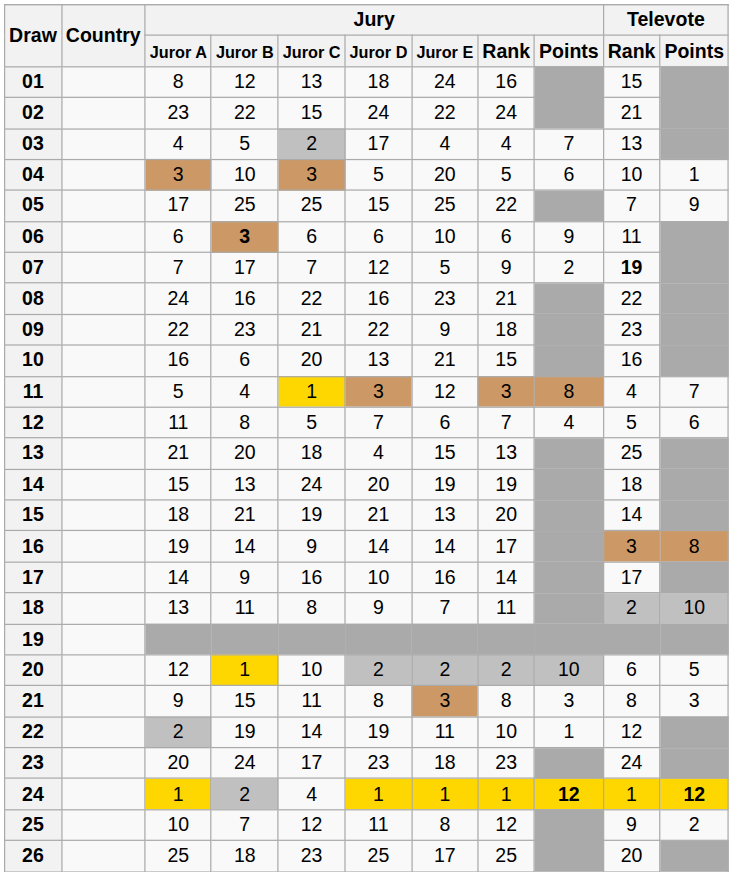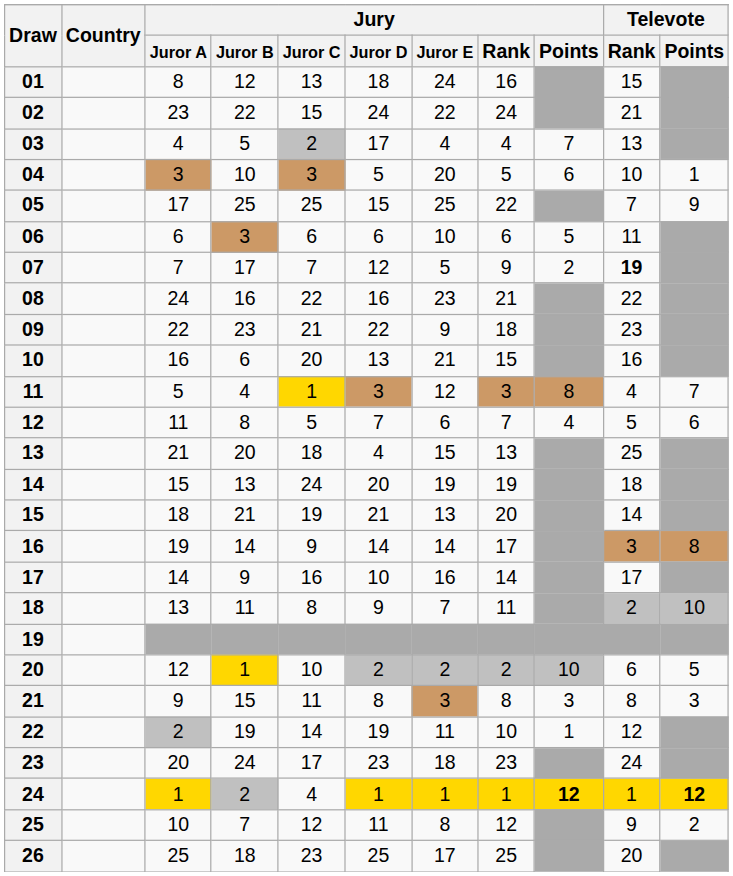(245, 236) bold -> (245, 236) normal
(569, 236) 9 -> (569, 236) 5
